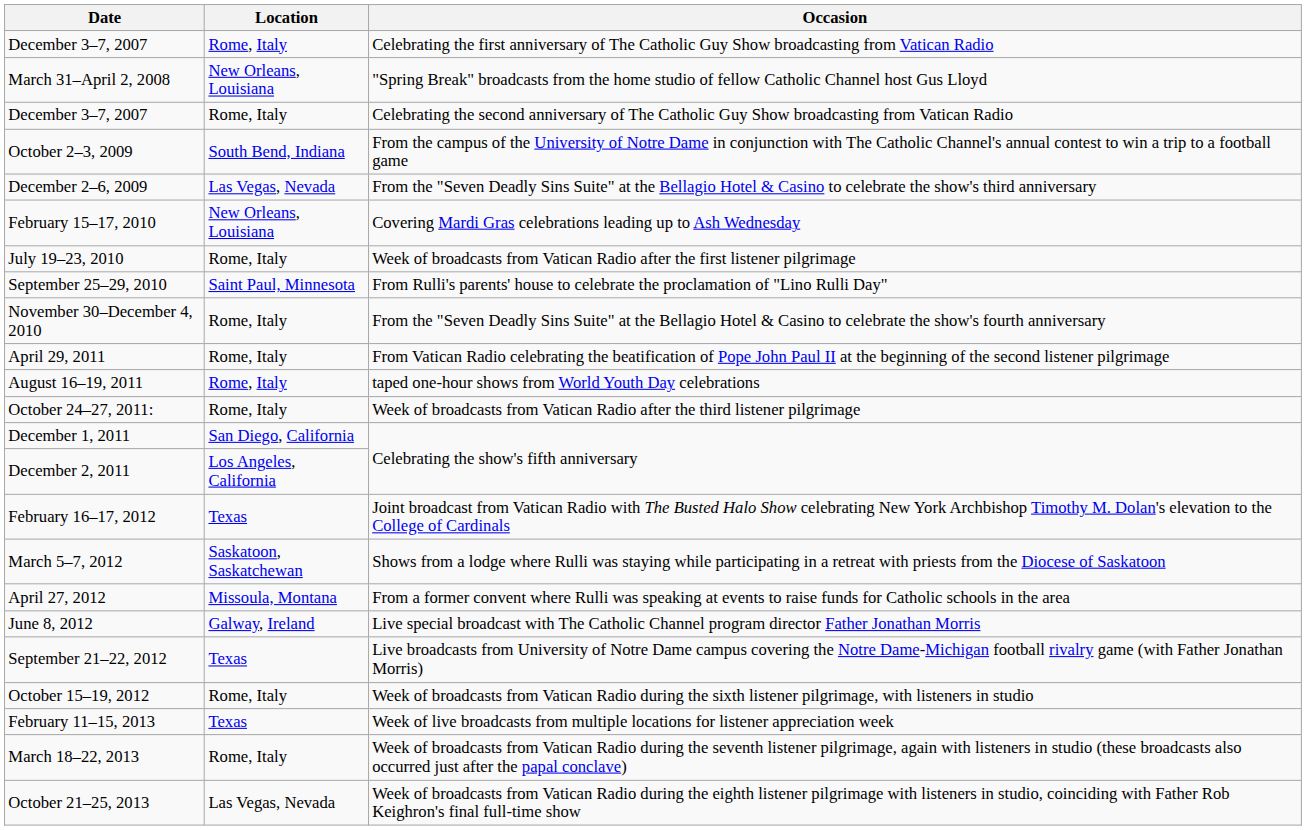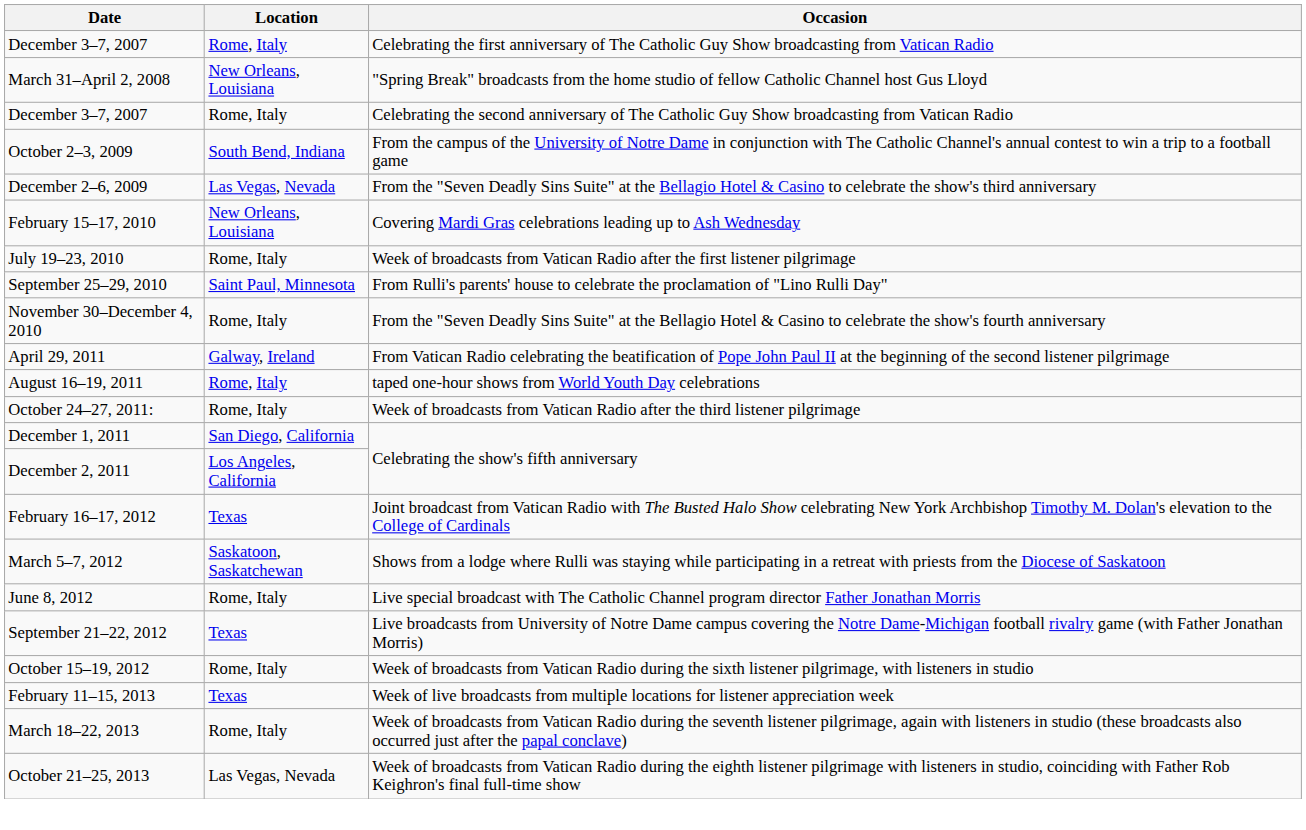(248, 356) Rome, Italy -> (262, 356) Galway, Ireland
- row: (57, 597)
(262, 623) Galway, Ireland -> (248, 597) Rome, Italy
